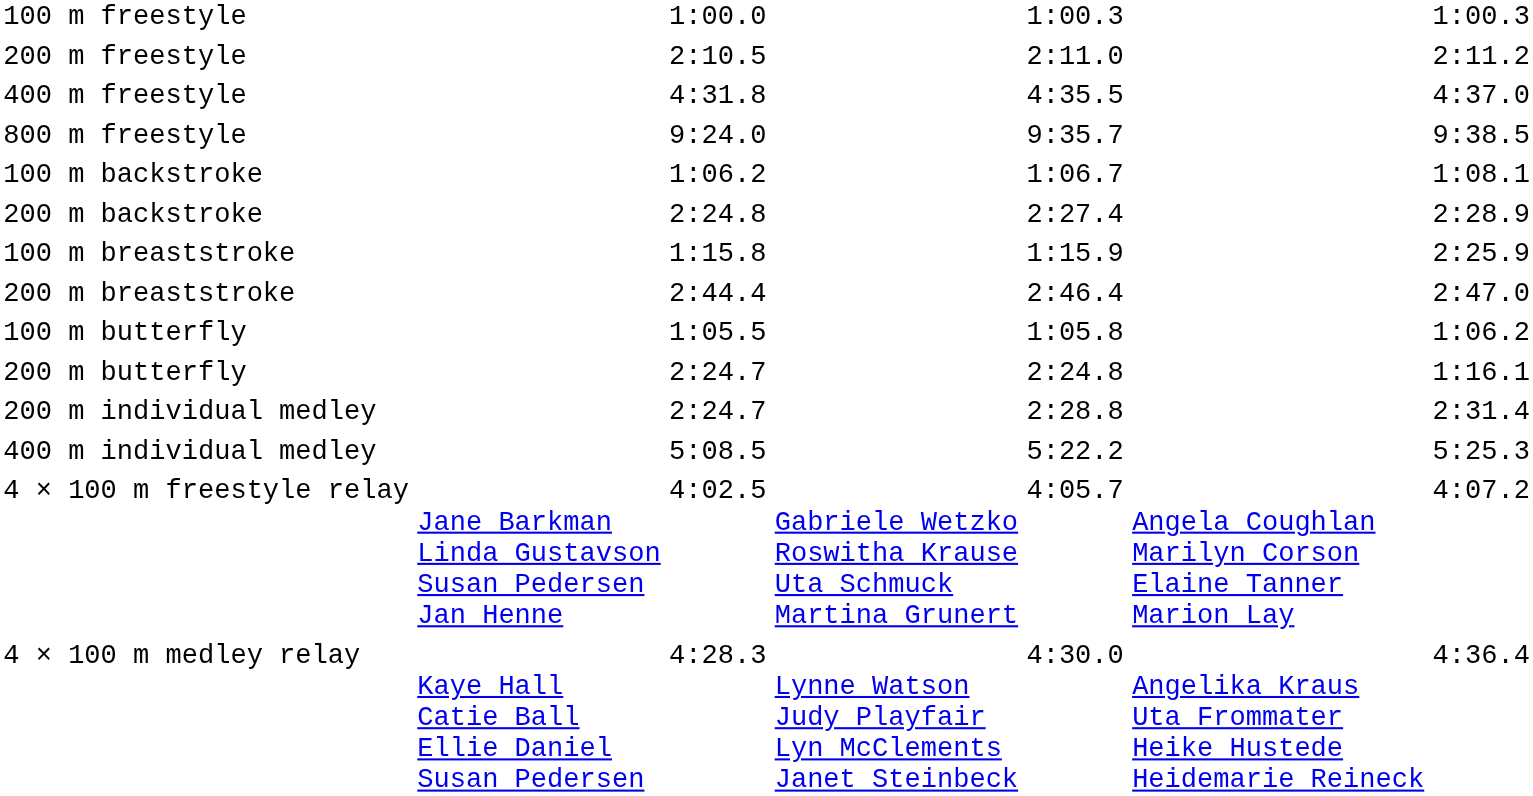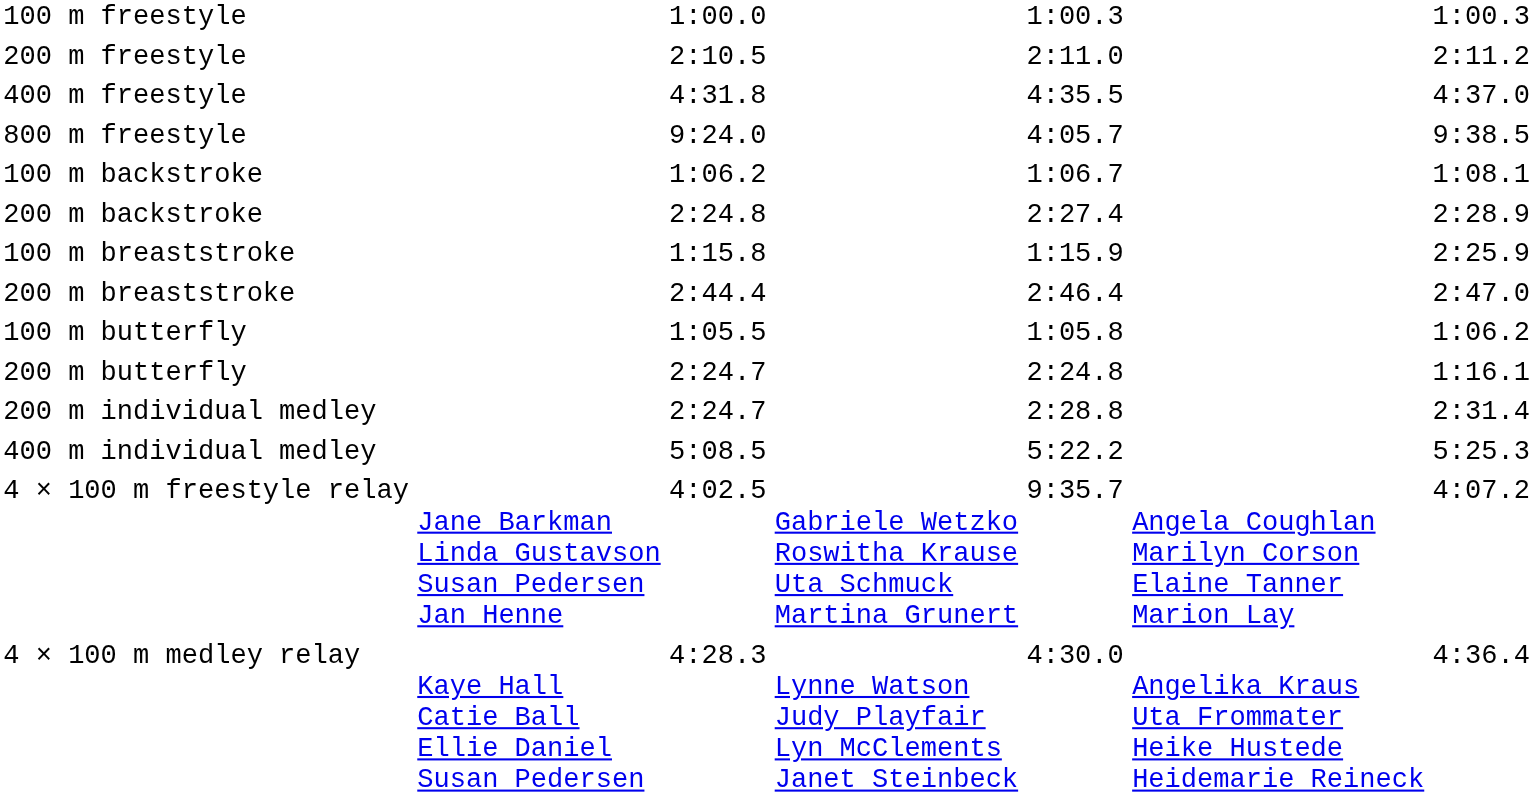(1075, 135) 9:35.7 -> (1075, 135) 4:05.7
(1075, 491) 4:05.7 -> (1075, 491) 9:35.7
